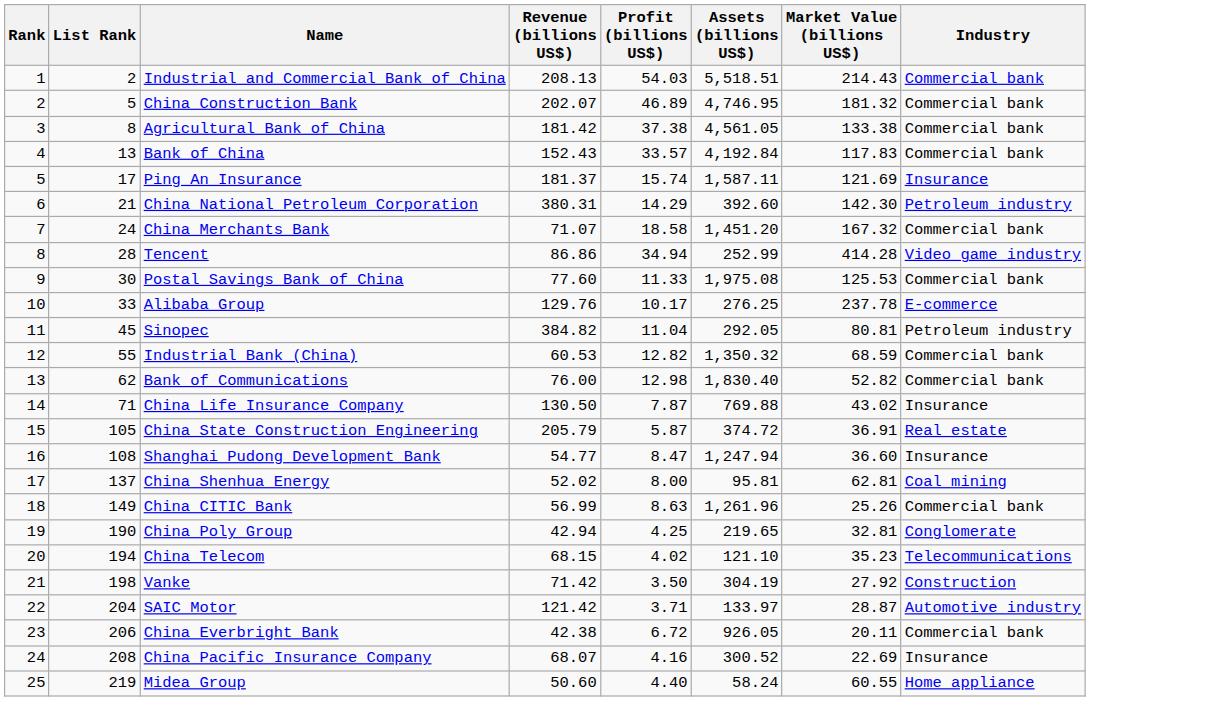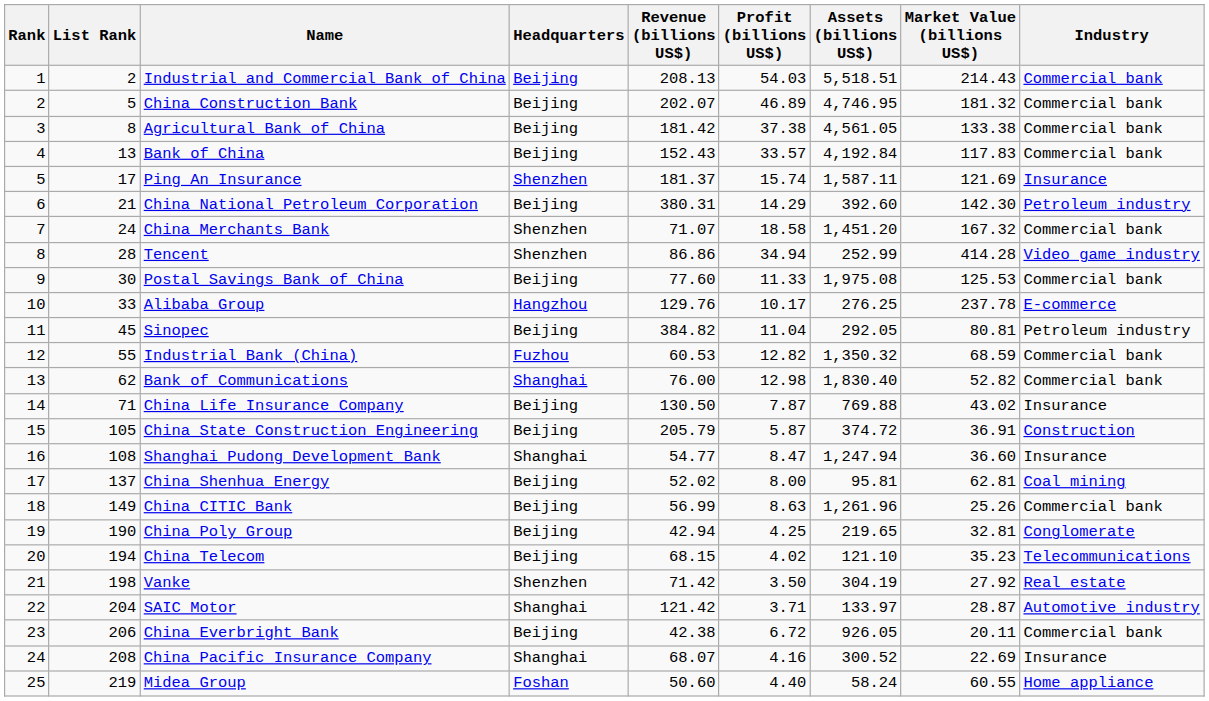+ column: (569, 35)
(956, 431) Real estate -> (1079, 431) Construction
(960, 582) Construction -> (1075, 582) Real estate
